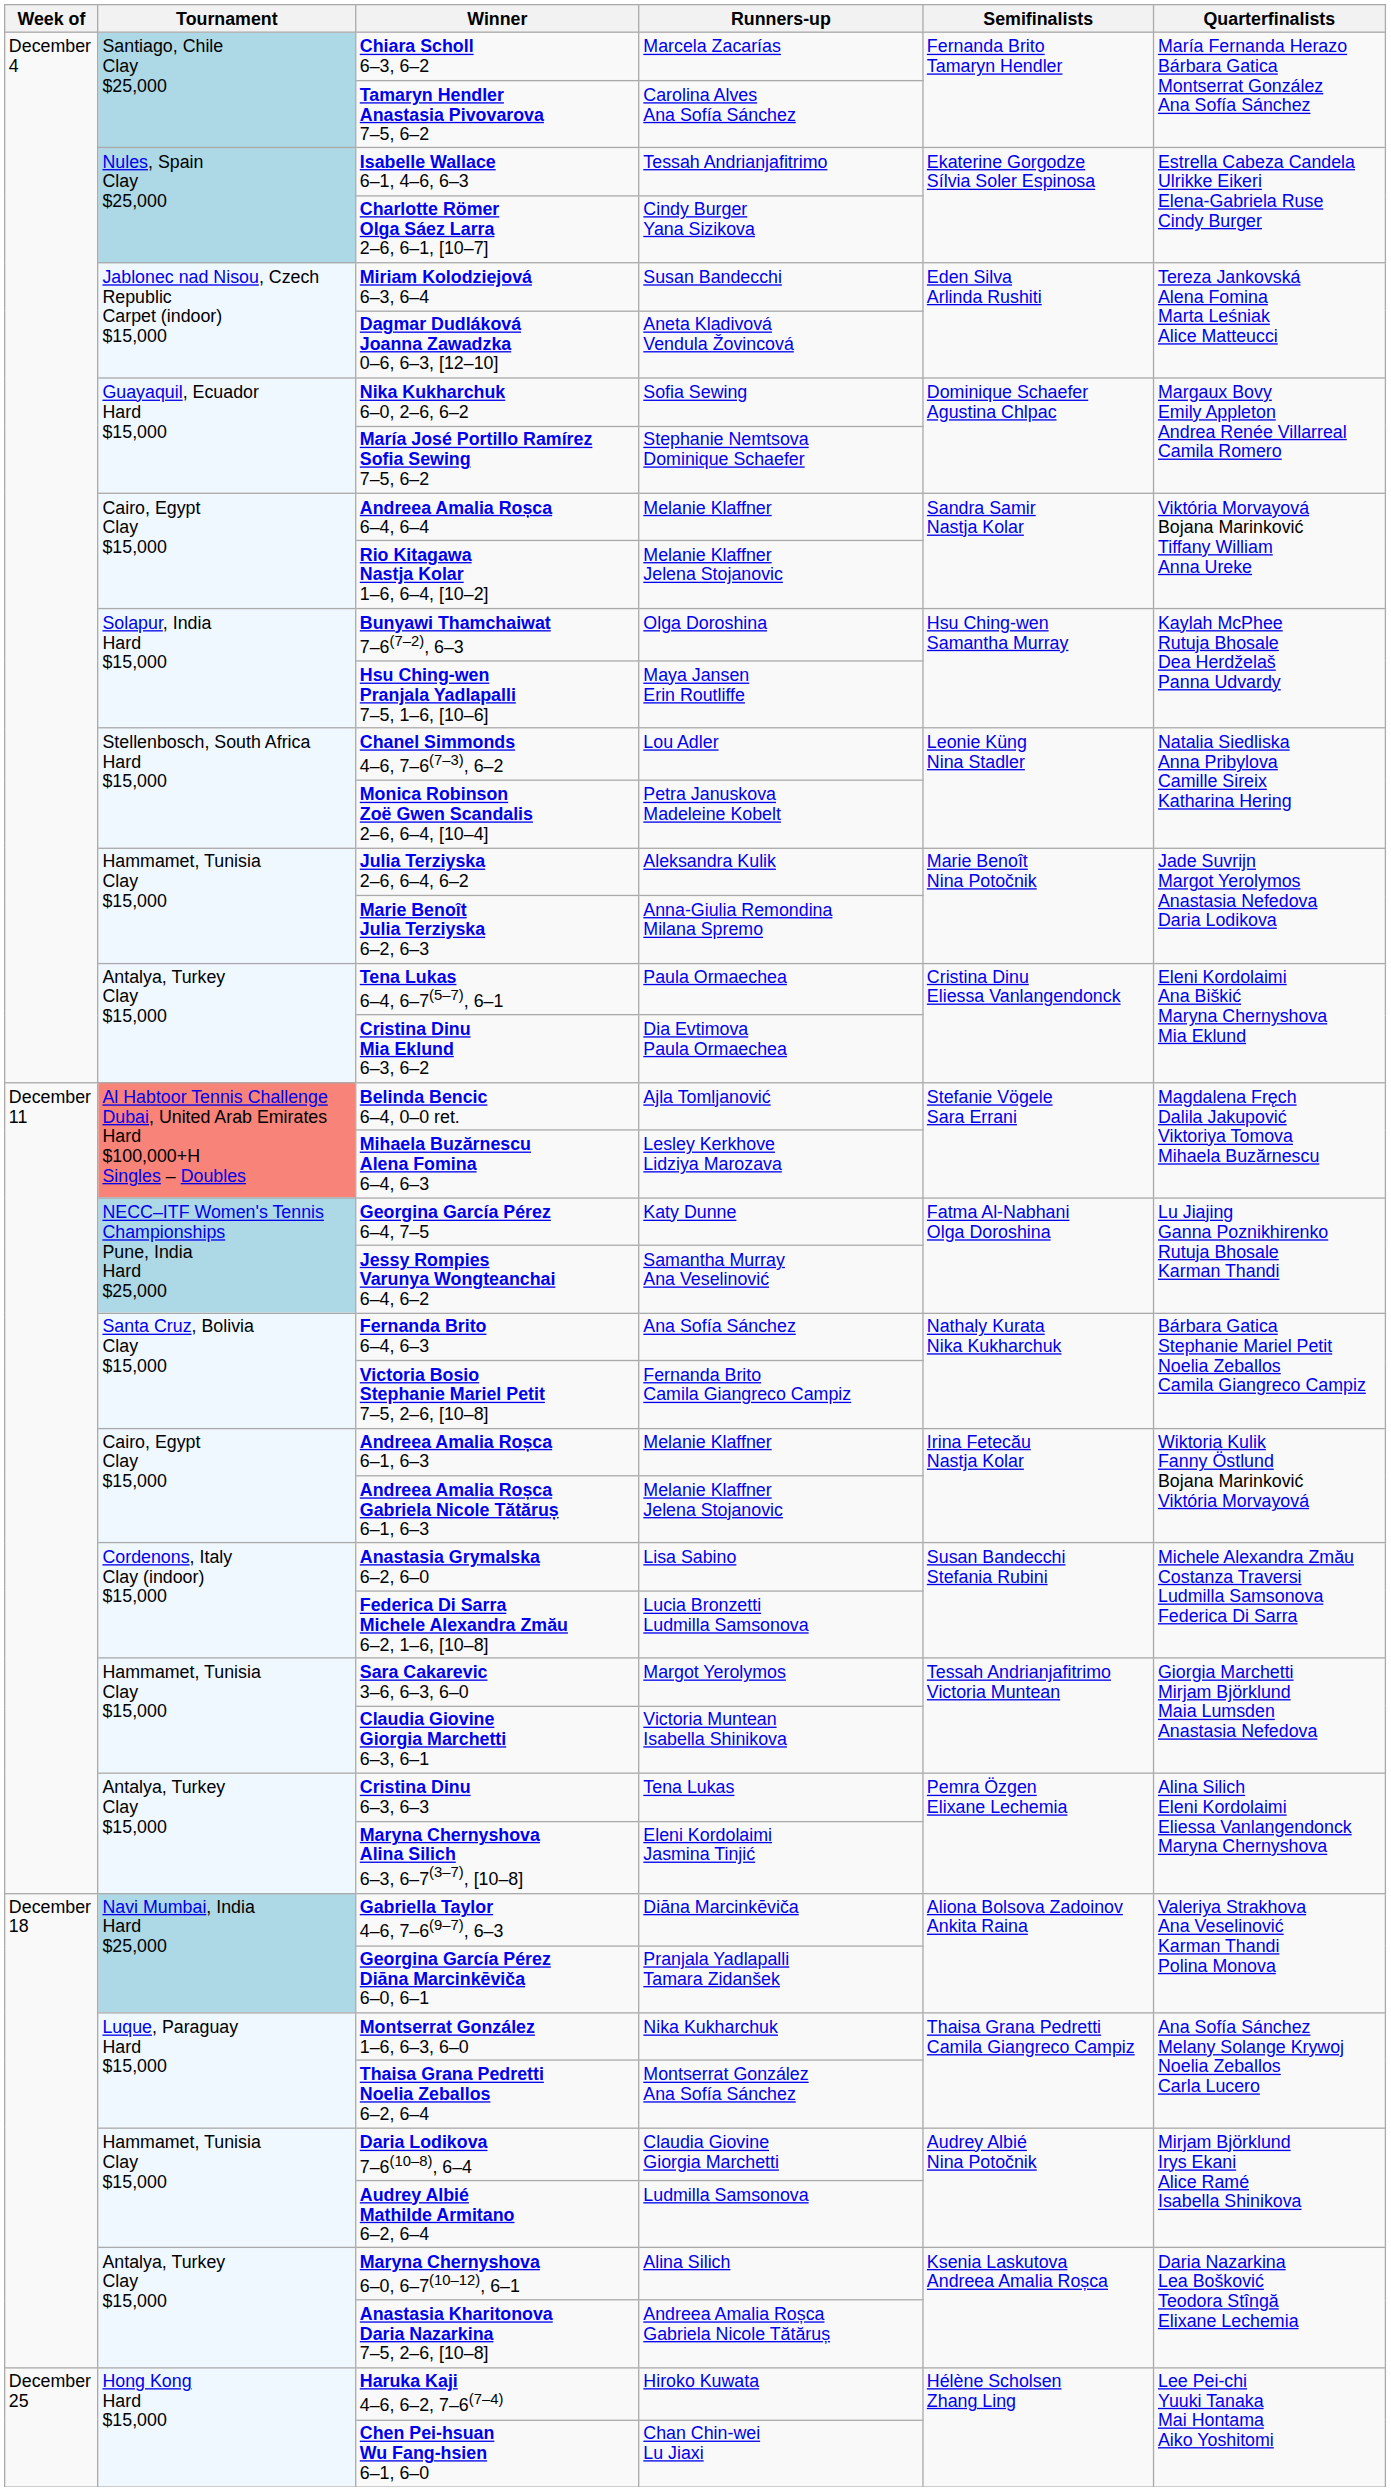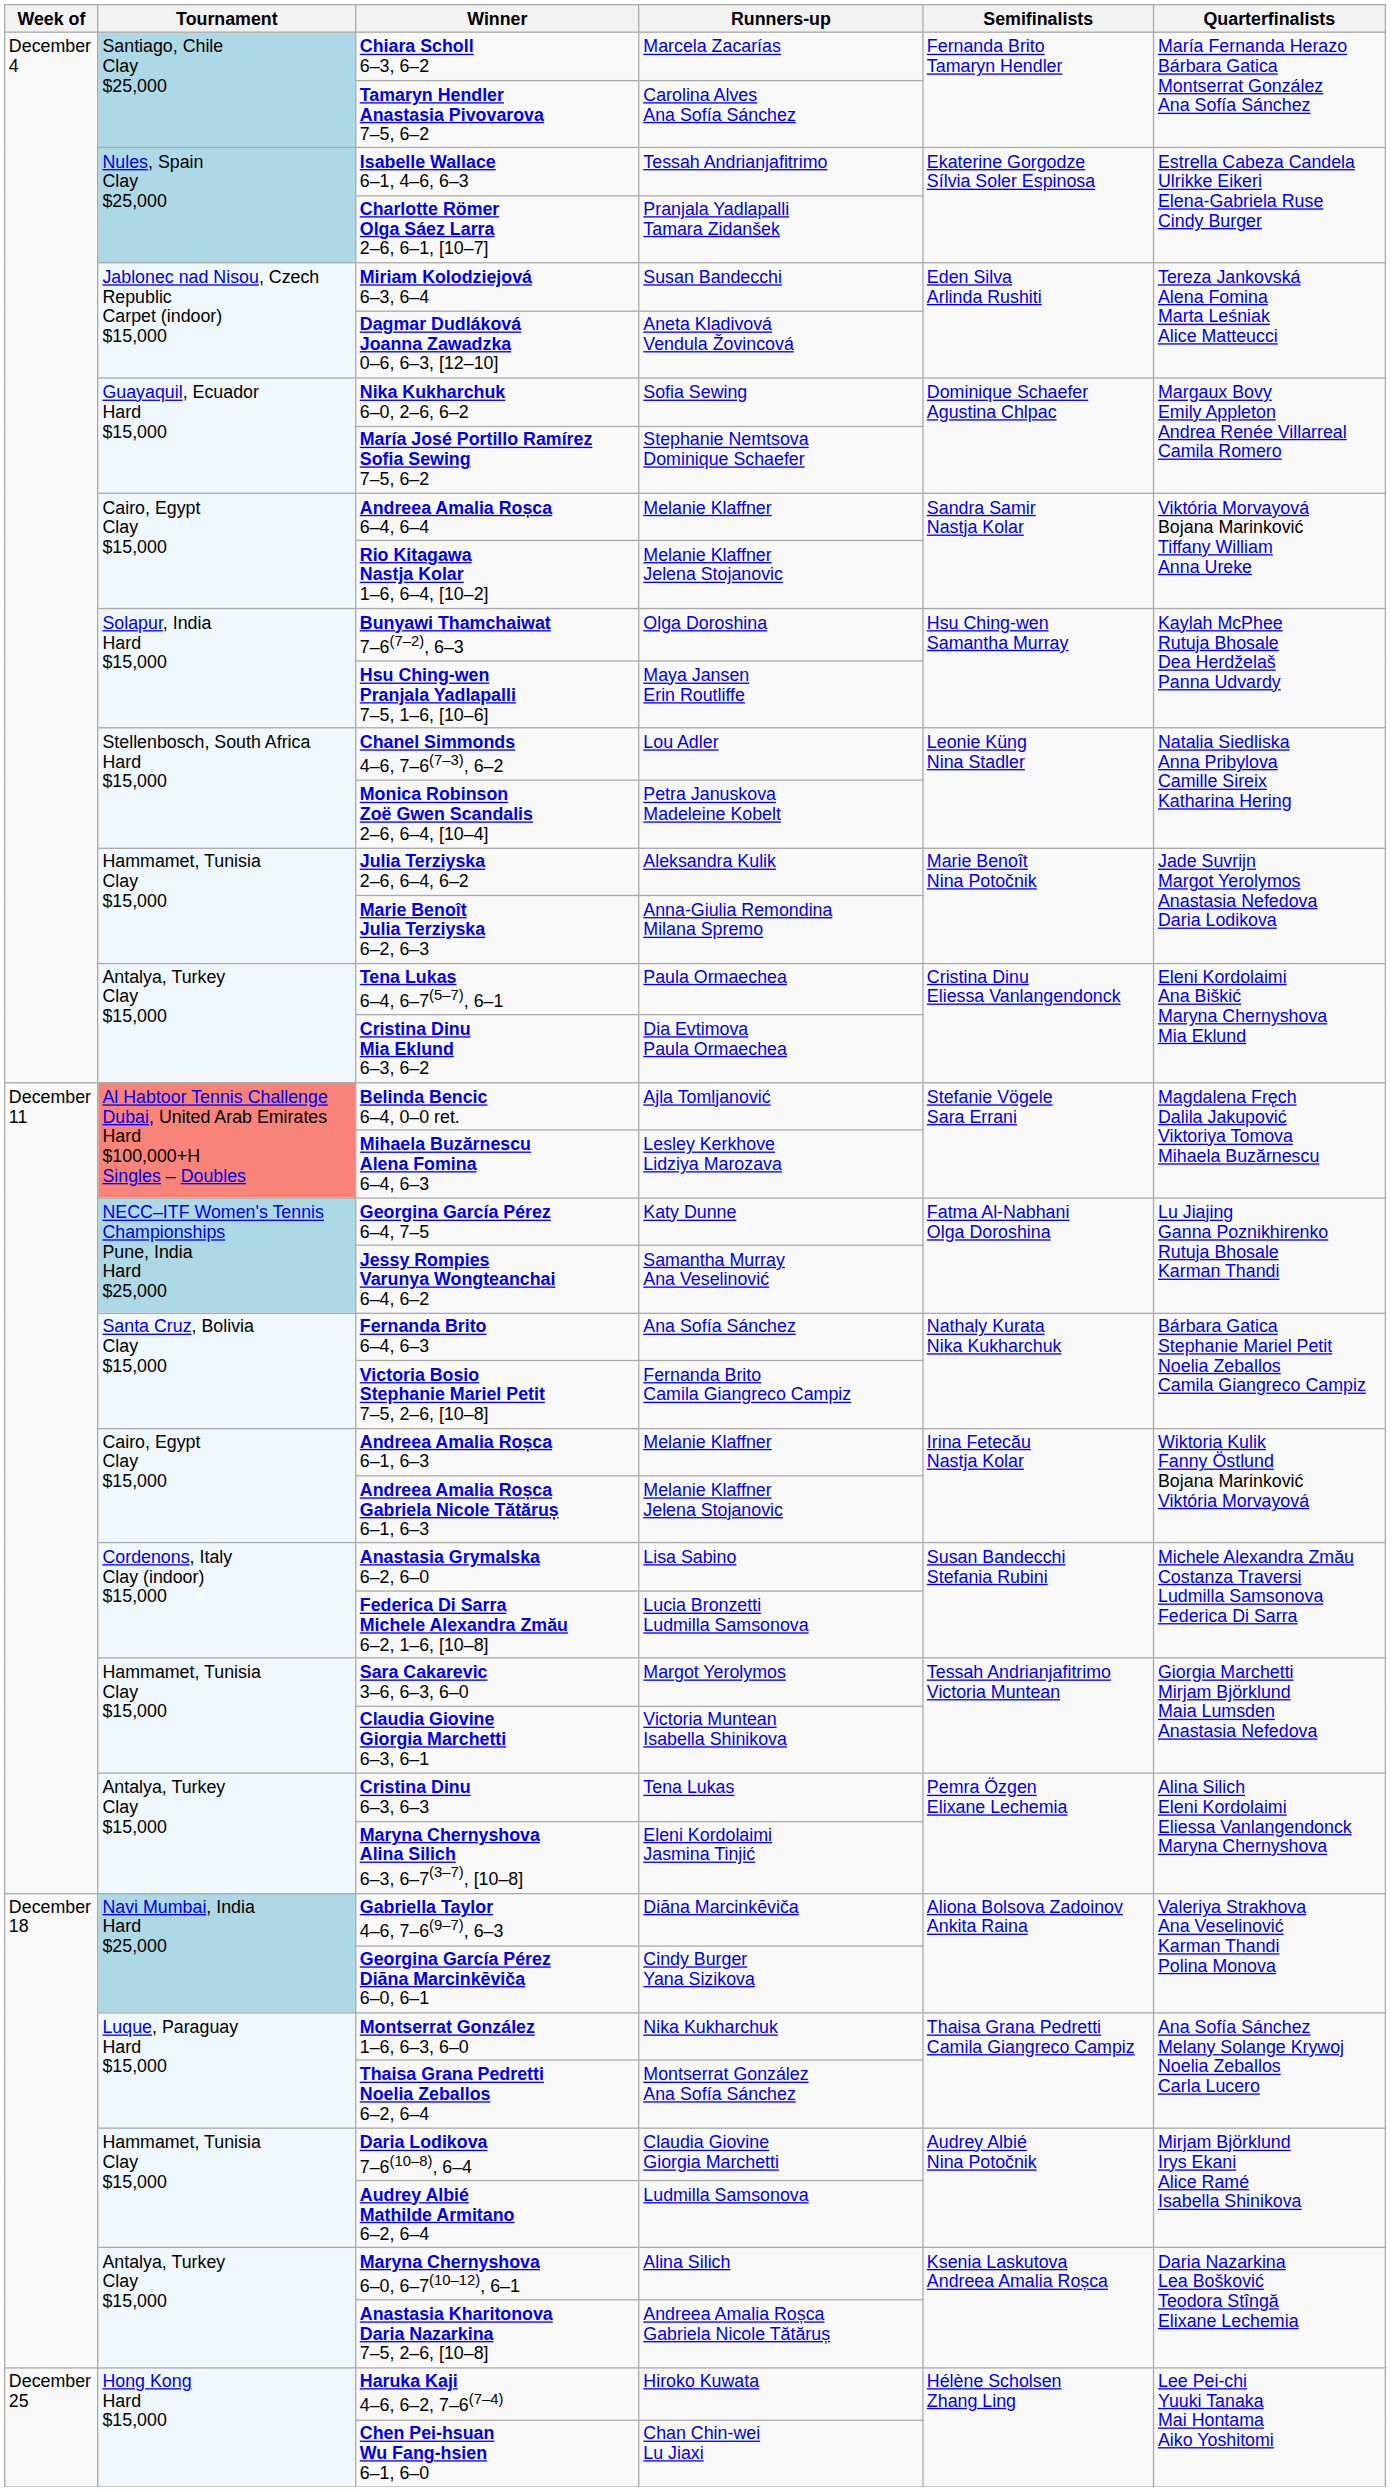(699, 219) Cindy Burger Yana Sizikova -> (716, 219) Pranjala Yadlapalli Tamara Zidanšek
(716, 1969) Pranjala Yadlapalli Tamara Zidanšek -> (699, 1969) Cindy Burger Yana Sizikova
